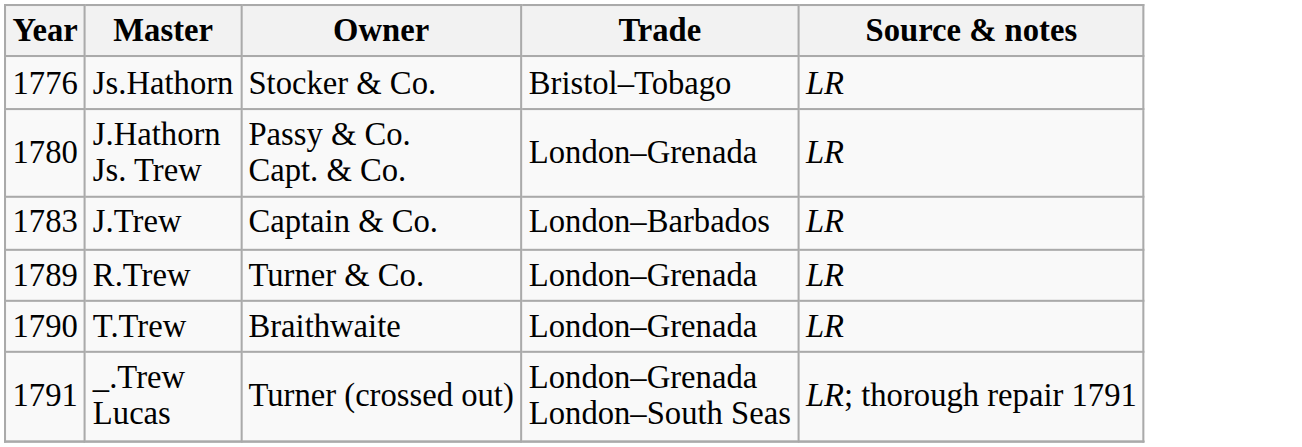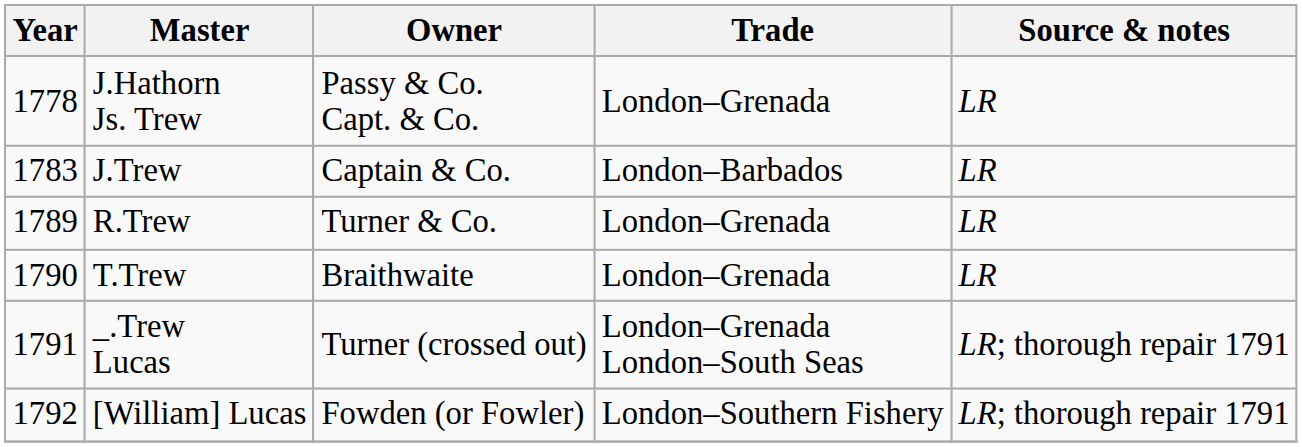- row: (163, 82)
(45, 152) 1780 -> (45, 100) 1778
+ row: (200, 414)
